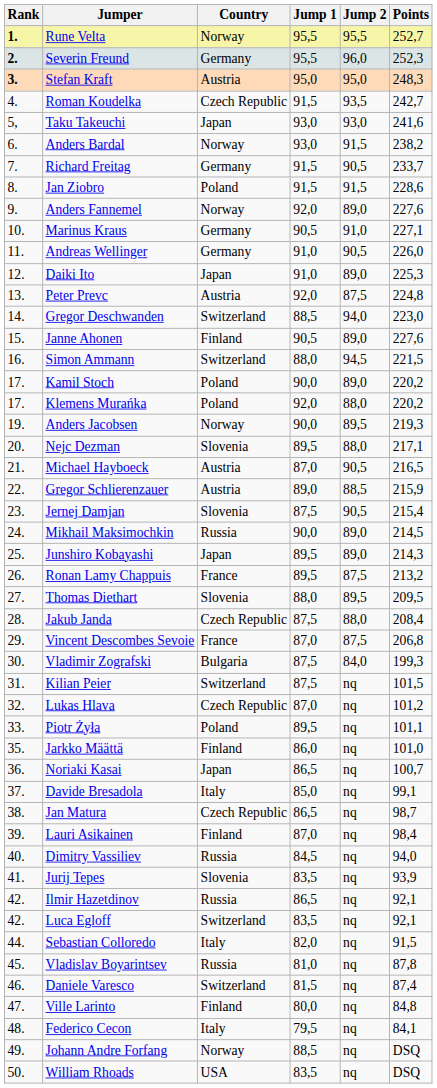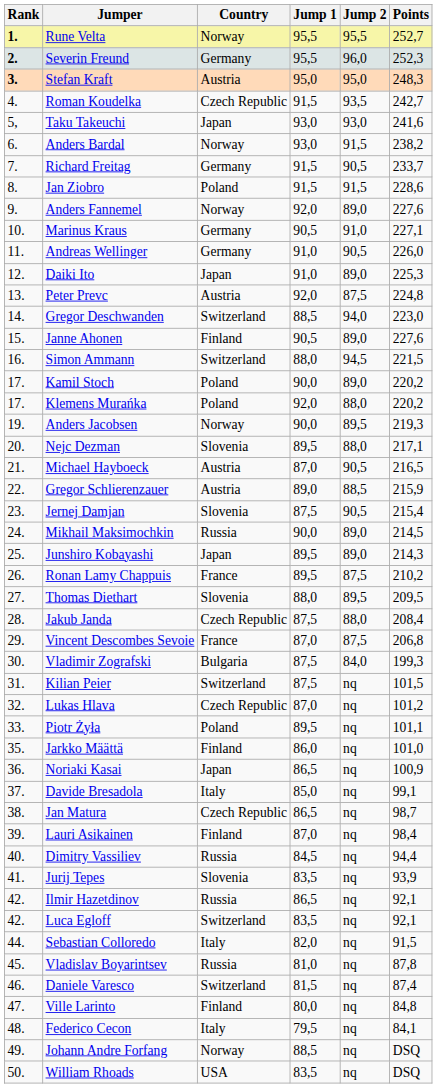(408, 576) 213,2 -> (408, 576) 210,2
(408, 770) 100,7 -> (408, 770) 100,9
(405, 856) 94,0 -> (405, 856) 94,4
